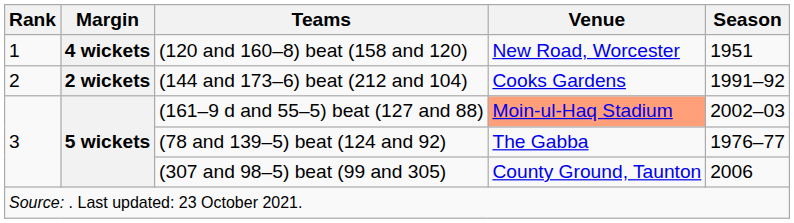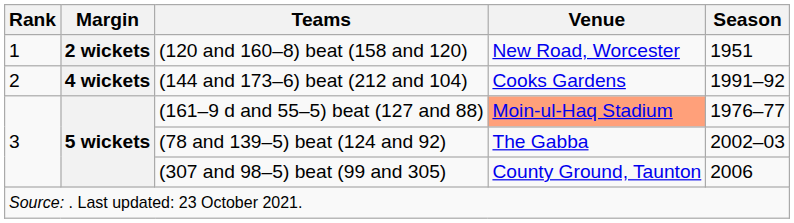(108, 50) 4 wickets -> (108, 50) 2 wickets
(108, 80) 2 wickets -> (108, 80) 4 wickets
(748, 111) 2002–03 -> (748, 111) 1976–77
(748, 141) 1976–77 -> (748, 141) 2002–03
